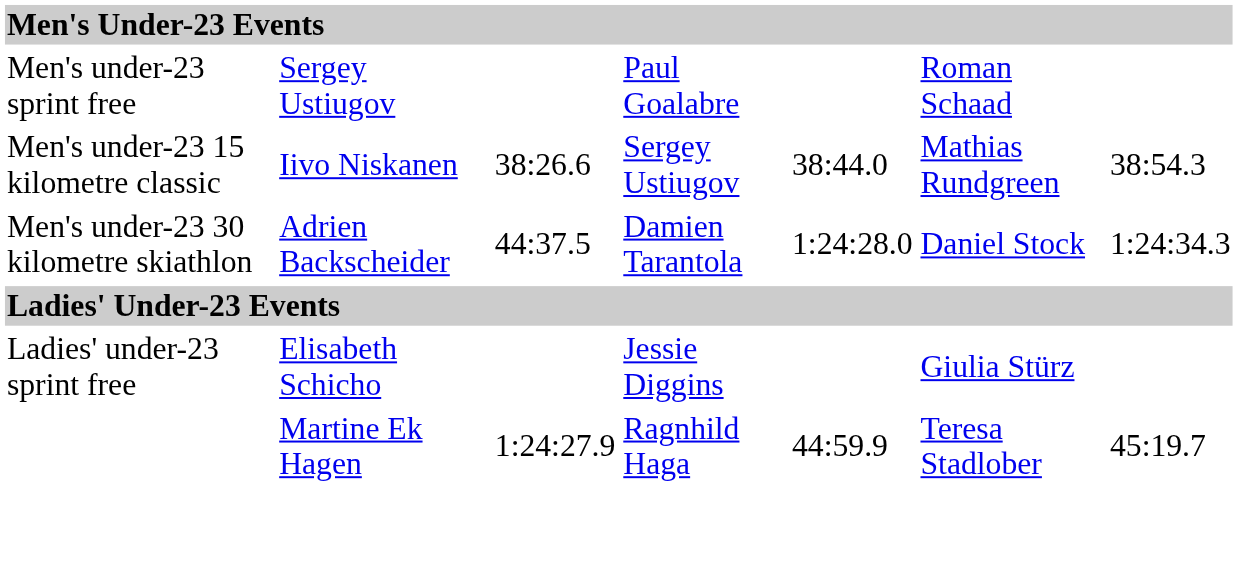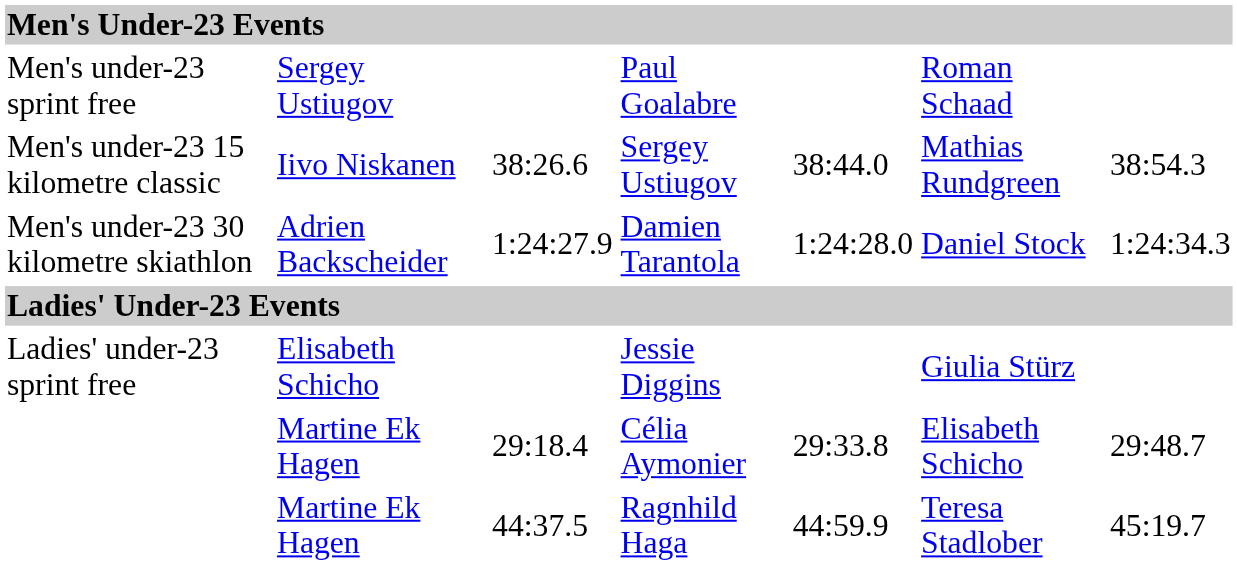(543, 244) 44:37.5 -> (552, 244) 1:24:27.9
+ row: (683, 446)
(555, 446) 1:24:27.9 -> (540, 525) 44:37.5
